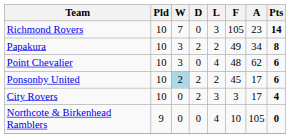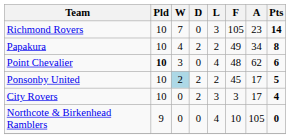(180, 46) 3 -> (180, 46) 4
(161, 63) normal -> (161, 63) bold
(276, 79) 6 -> (276, 79) 5
